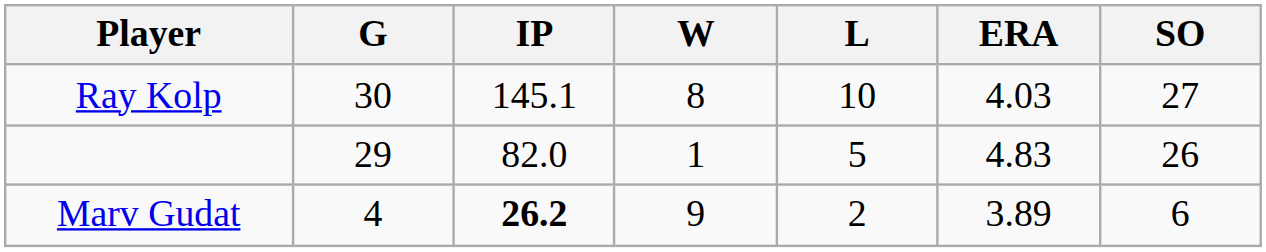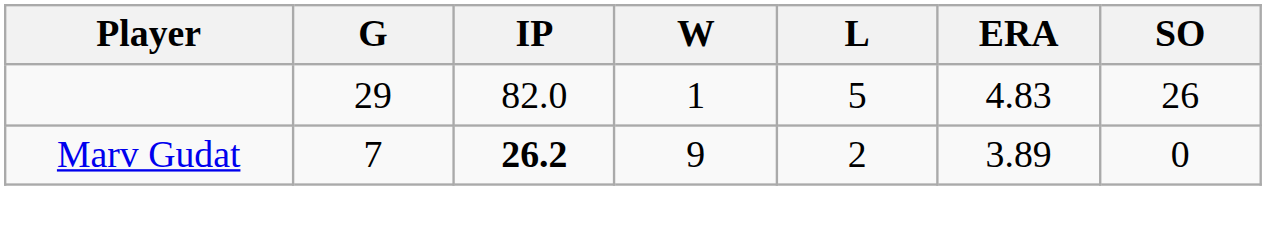- row: (149, 94)
(373, 214) 4 -> (373, 154) 7
(1180, 214) 6 -> (1180, 154) 0
